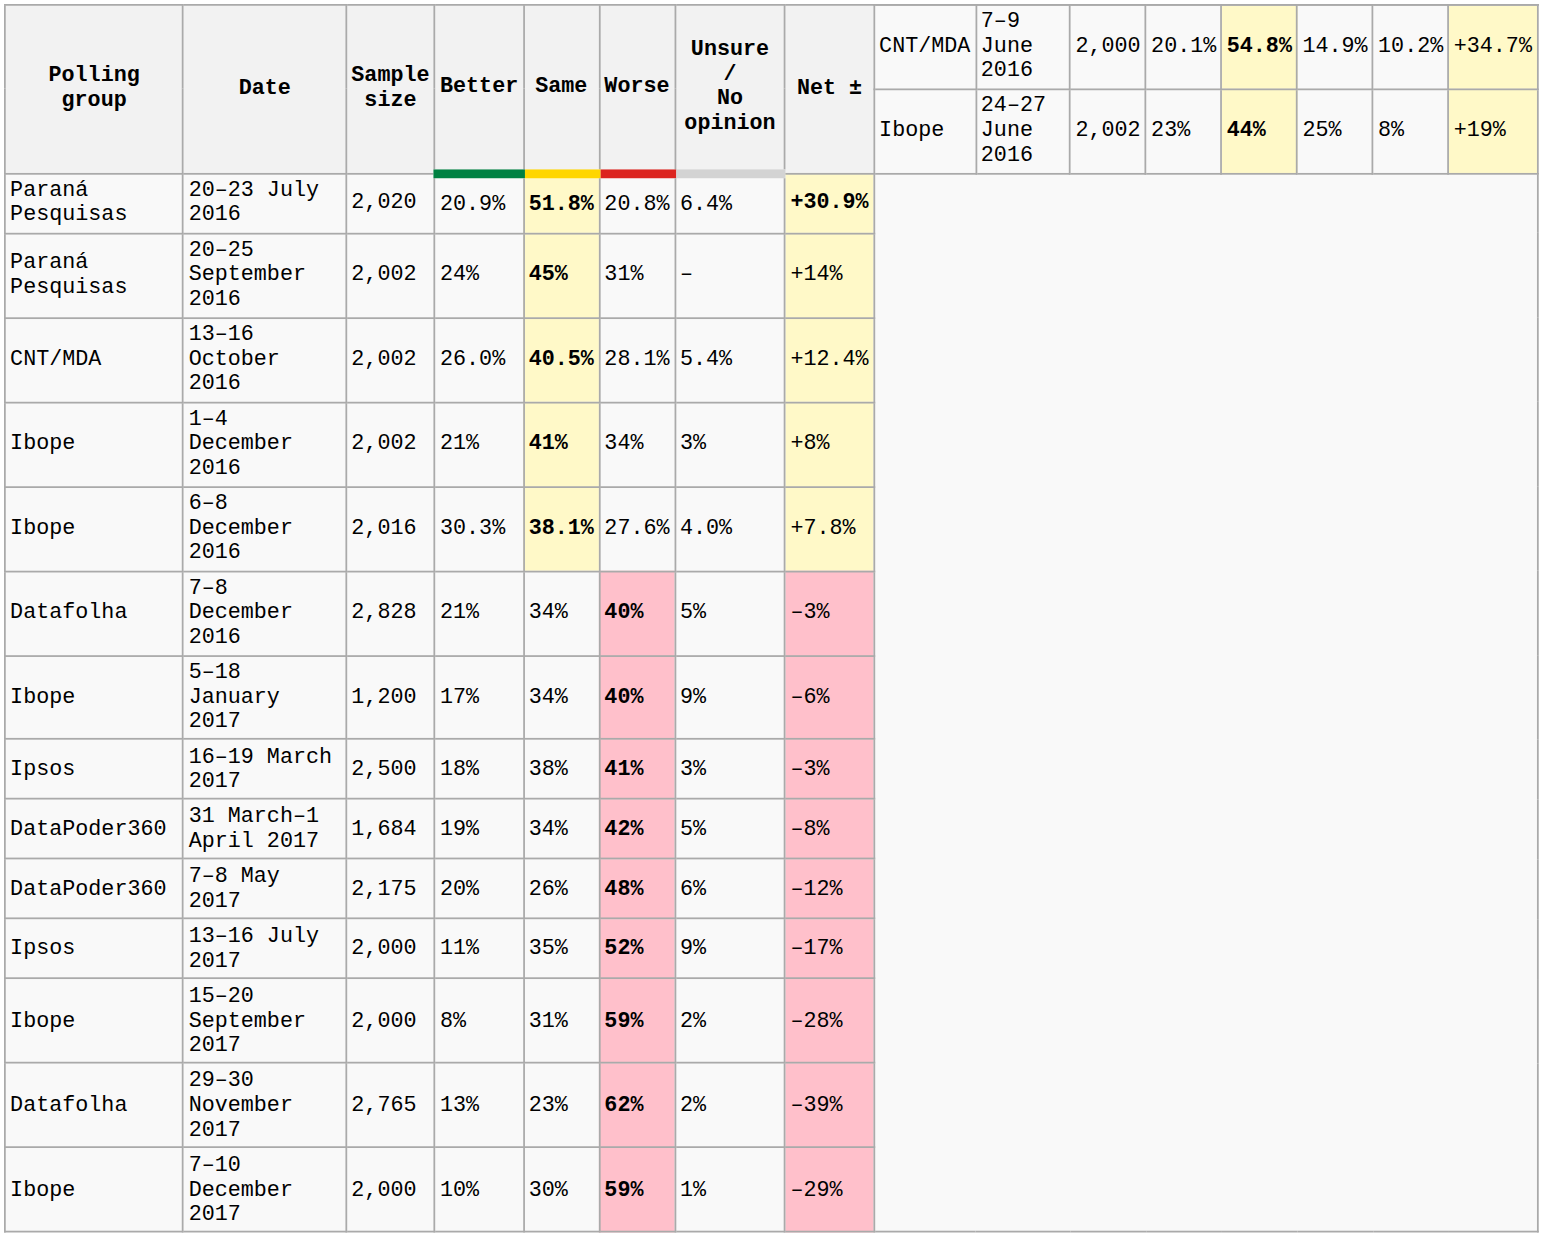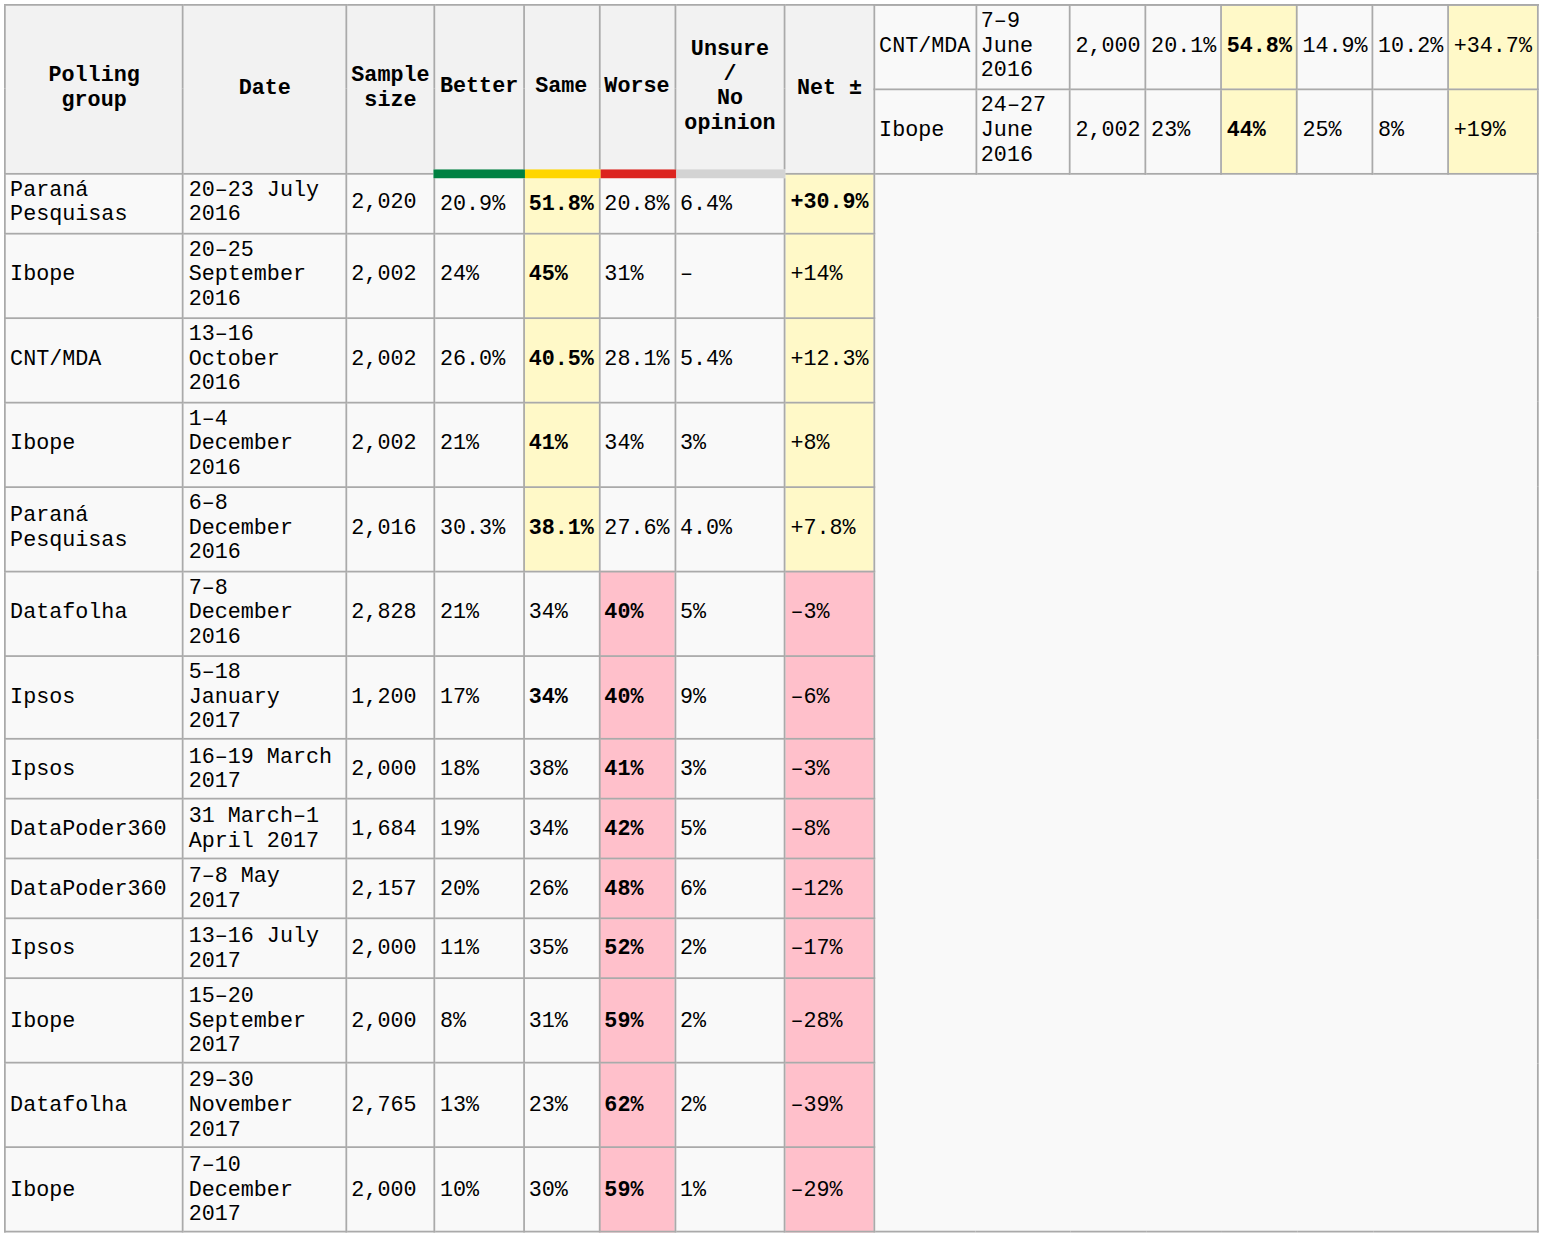(69, 276) Paraná Pesquisas -> (43, 276) Ibope
(830, 360) +12.4% -> (830, 360) +12.3%
(43, 529) Ibope -> (69, 529) Paraná Pesquisas
(43, 698) Ibope -> (43, 698) Ipsos
(548, 698) normal -> (548, 698) bold
(384, 770) 2,500 -> (384, 770) 2,000
(384, 889) 2,175 -> (384, 889) 2,157
(693, 949) 9% -> (693, 949) 2%
